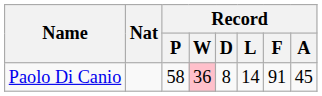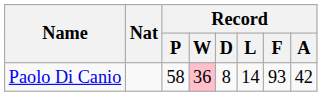(277, 76) 91 -> (277, 76) 93
(304, 76) 45 -> (304, 76) 42
